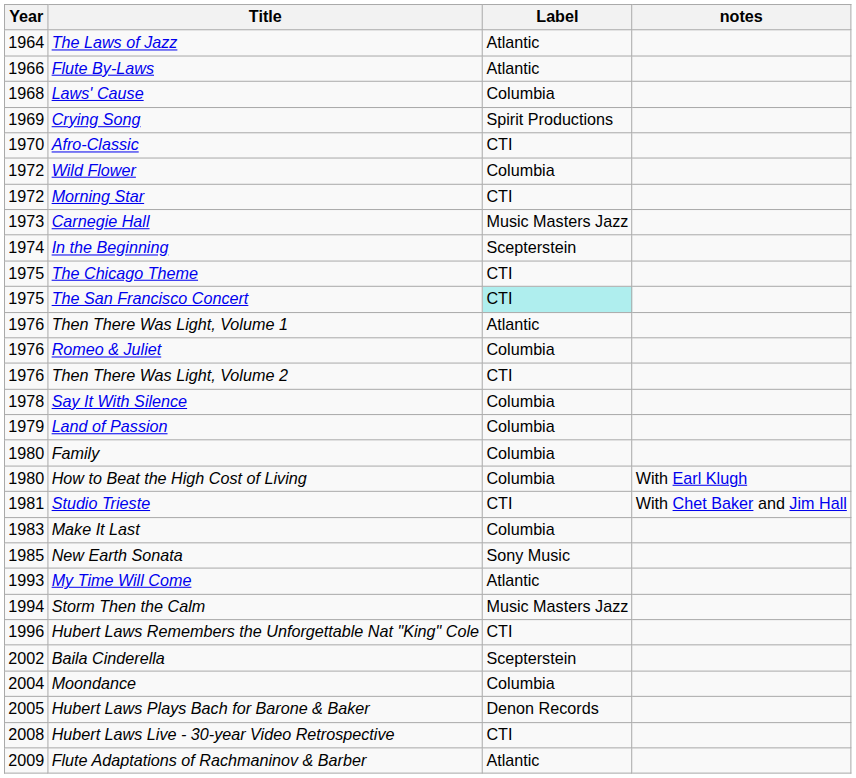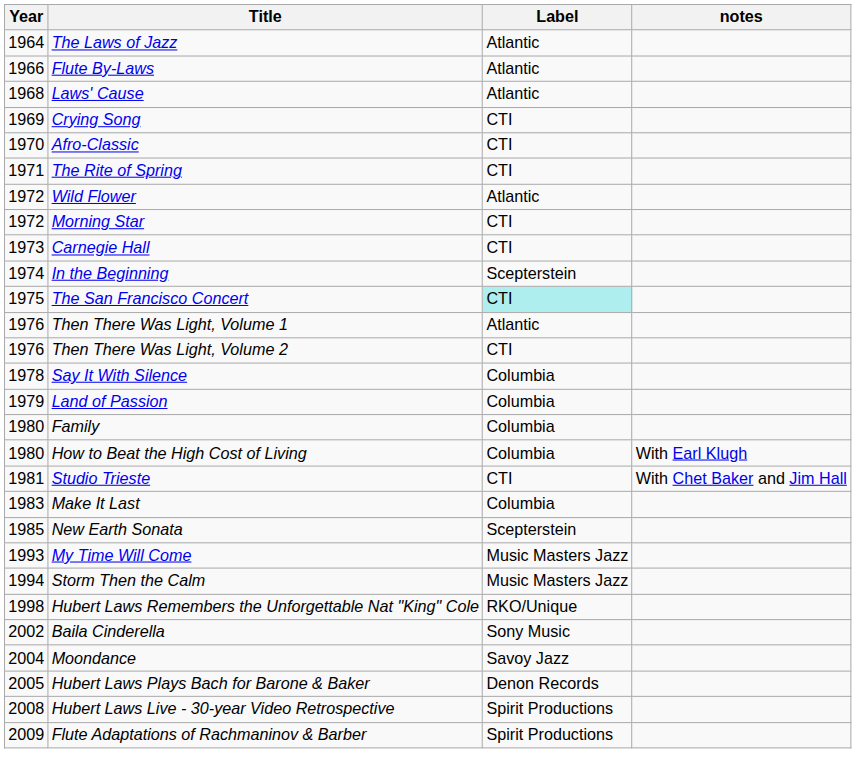(521, 94) Columbia -> (513, 94) Atlantic
(550, 119) Spirit Productions -> (499, 119) CTI
+ row: (117, 171)
(521, 171) Columbia -> (513, 196) Atlantic
(557, 222) Music Masters Jazz -> (499, 247) CTI
- row: (125, 273)
- row: (106, 350)
(528, 555) Sony Music -> (531, 529) Scepterstein
(513, 581) Atlantic -> (557, 555) Music Masters Jazz
(26, 632) 1996 -> (26, 606) 1998
(499, 632) CTI -> (532, 606) RKO/Unique
(531, 658) Scepterstein -> (528, 632) Sony Music
(521, 683) Columbia -> (528, 658) Savoy Jazz
(499, 734) CTI -> (550, 709) Spirit Productions
(513, 760) Atlantic -> (550, 734) Spirit Productions
